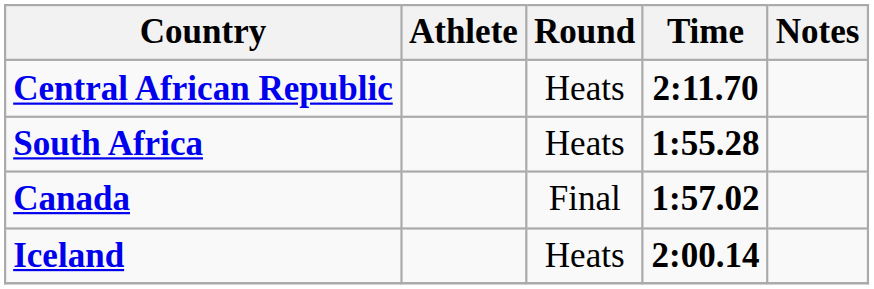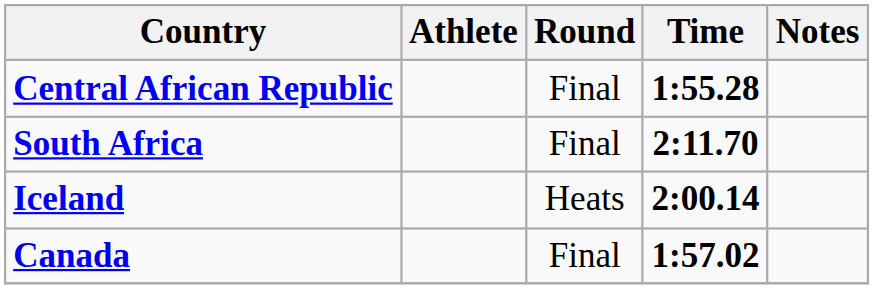(585, 87) Heats -> (585, 87) Final
(706, 87) 2:11.70 -> (706, 87) 1:55.28
(585, 143) Heats -> (585, 143) Final
(706, 143) 1:55.28 -> (706, 143) 2:11.70
rows swapped: (72, 198) <-> (69, 254)
